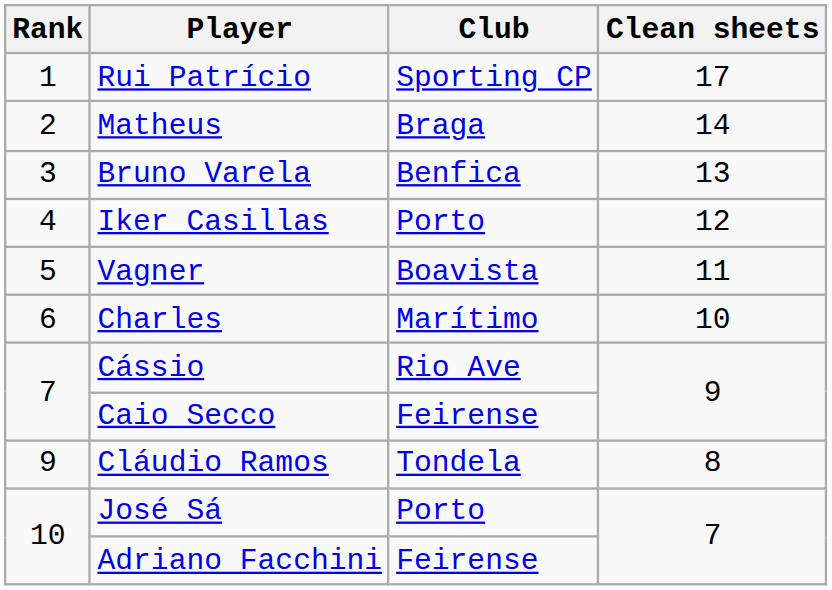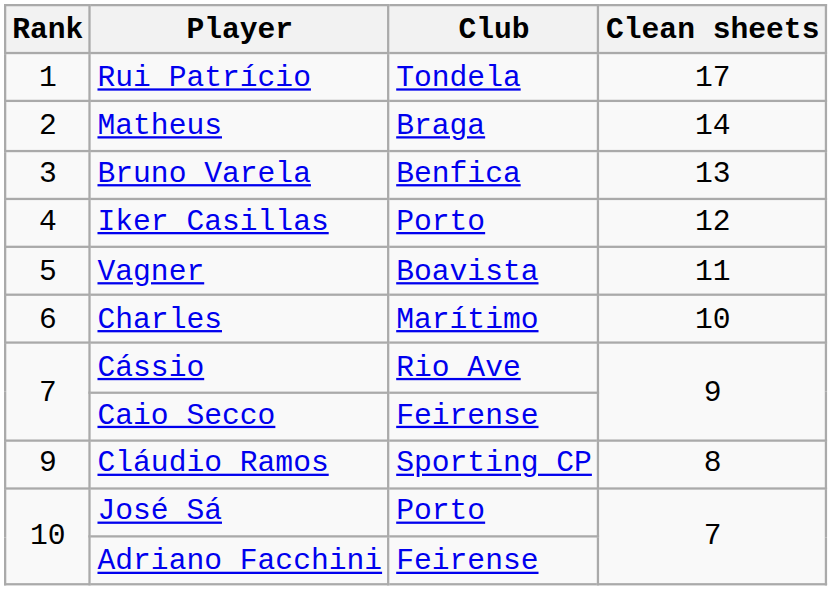(494, 78) Sporting CP -> (458, 78) Tondela
(458, 464) Tondela -> (494, 464) Sporting CP
